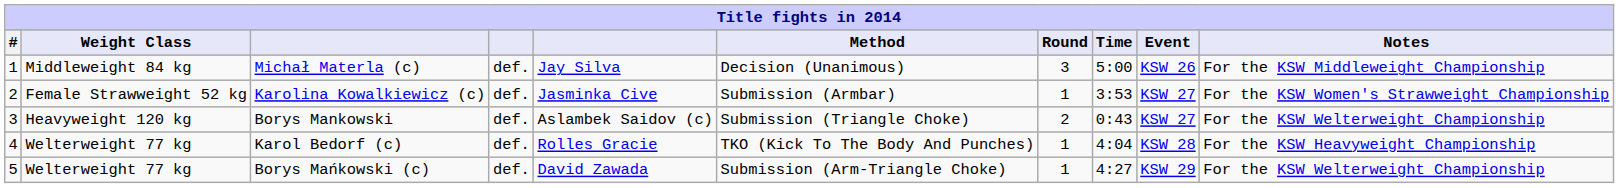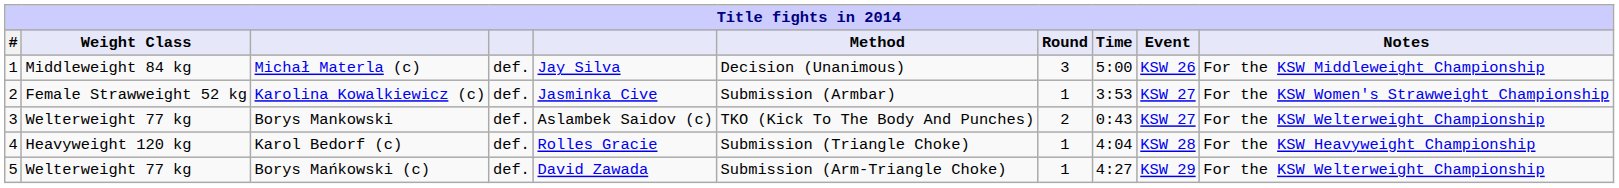(109, 119) Heavyweight 120 kg -> (109, 119) Welterweight 77 kg
(845, 119) Submission (Triangle Choke) -> (877, 119) TKO (Kick To The Body And Punches)
(109, 145) Welterweight 77 kg -> (109, 145) Heavyweight 120 kg
(877, 145) TKO (Kick To The Body And Punches) -> (845, 145) Submission (Triangle Choke)
